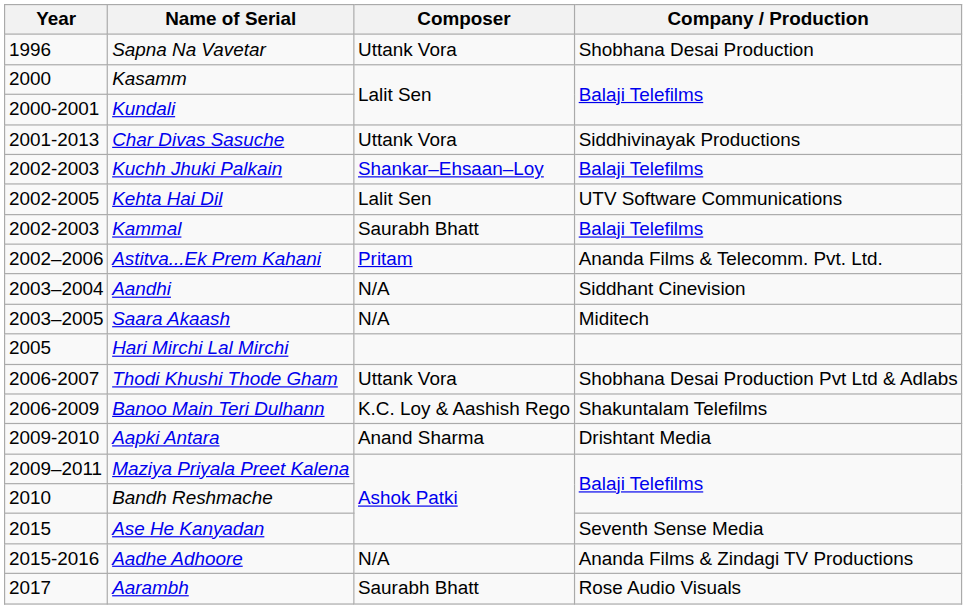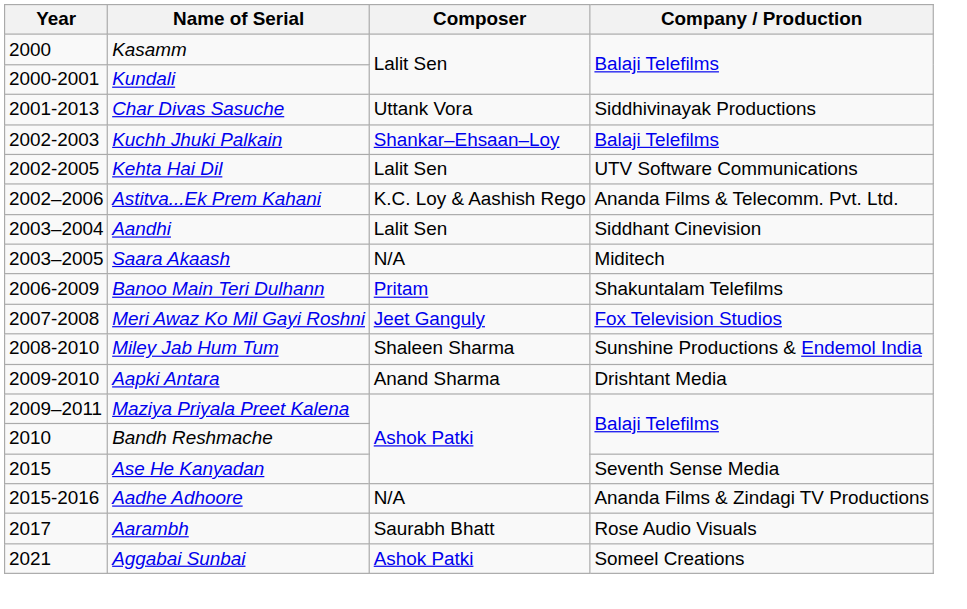- row: (189, 49)
- row: (147, 229)
(385, 259) Pritam -> (480, 199) K.C. Loy & Aashish Rego
(374, 288) N/A -> (410, 229) Lalit Sen
- row: (200, 348)
- row: (225, 378)
(464, 408) K.C. Loy & Aashish Rego -> (401, 288) Pritam
+ row: (239, 318)
+ row: (195, 348)
+ row: (179, 558)
